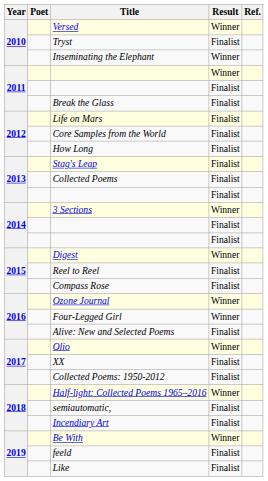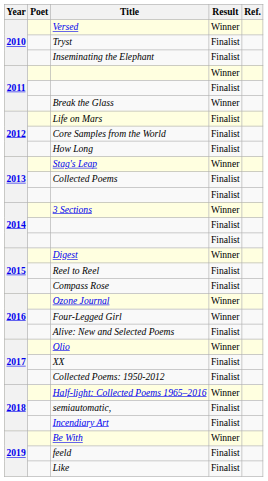(225, 57) Winner -> (225, 57) Finalist
(225, 103) Finalist -> (225, 103) Winner
(225, 164) Finalist -> (225, 164) Winner
